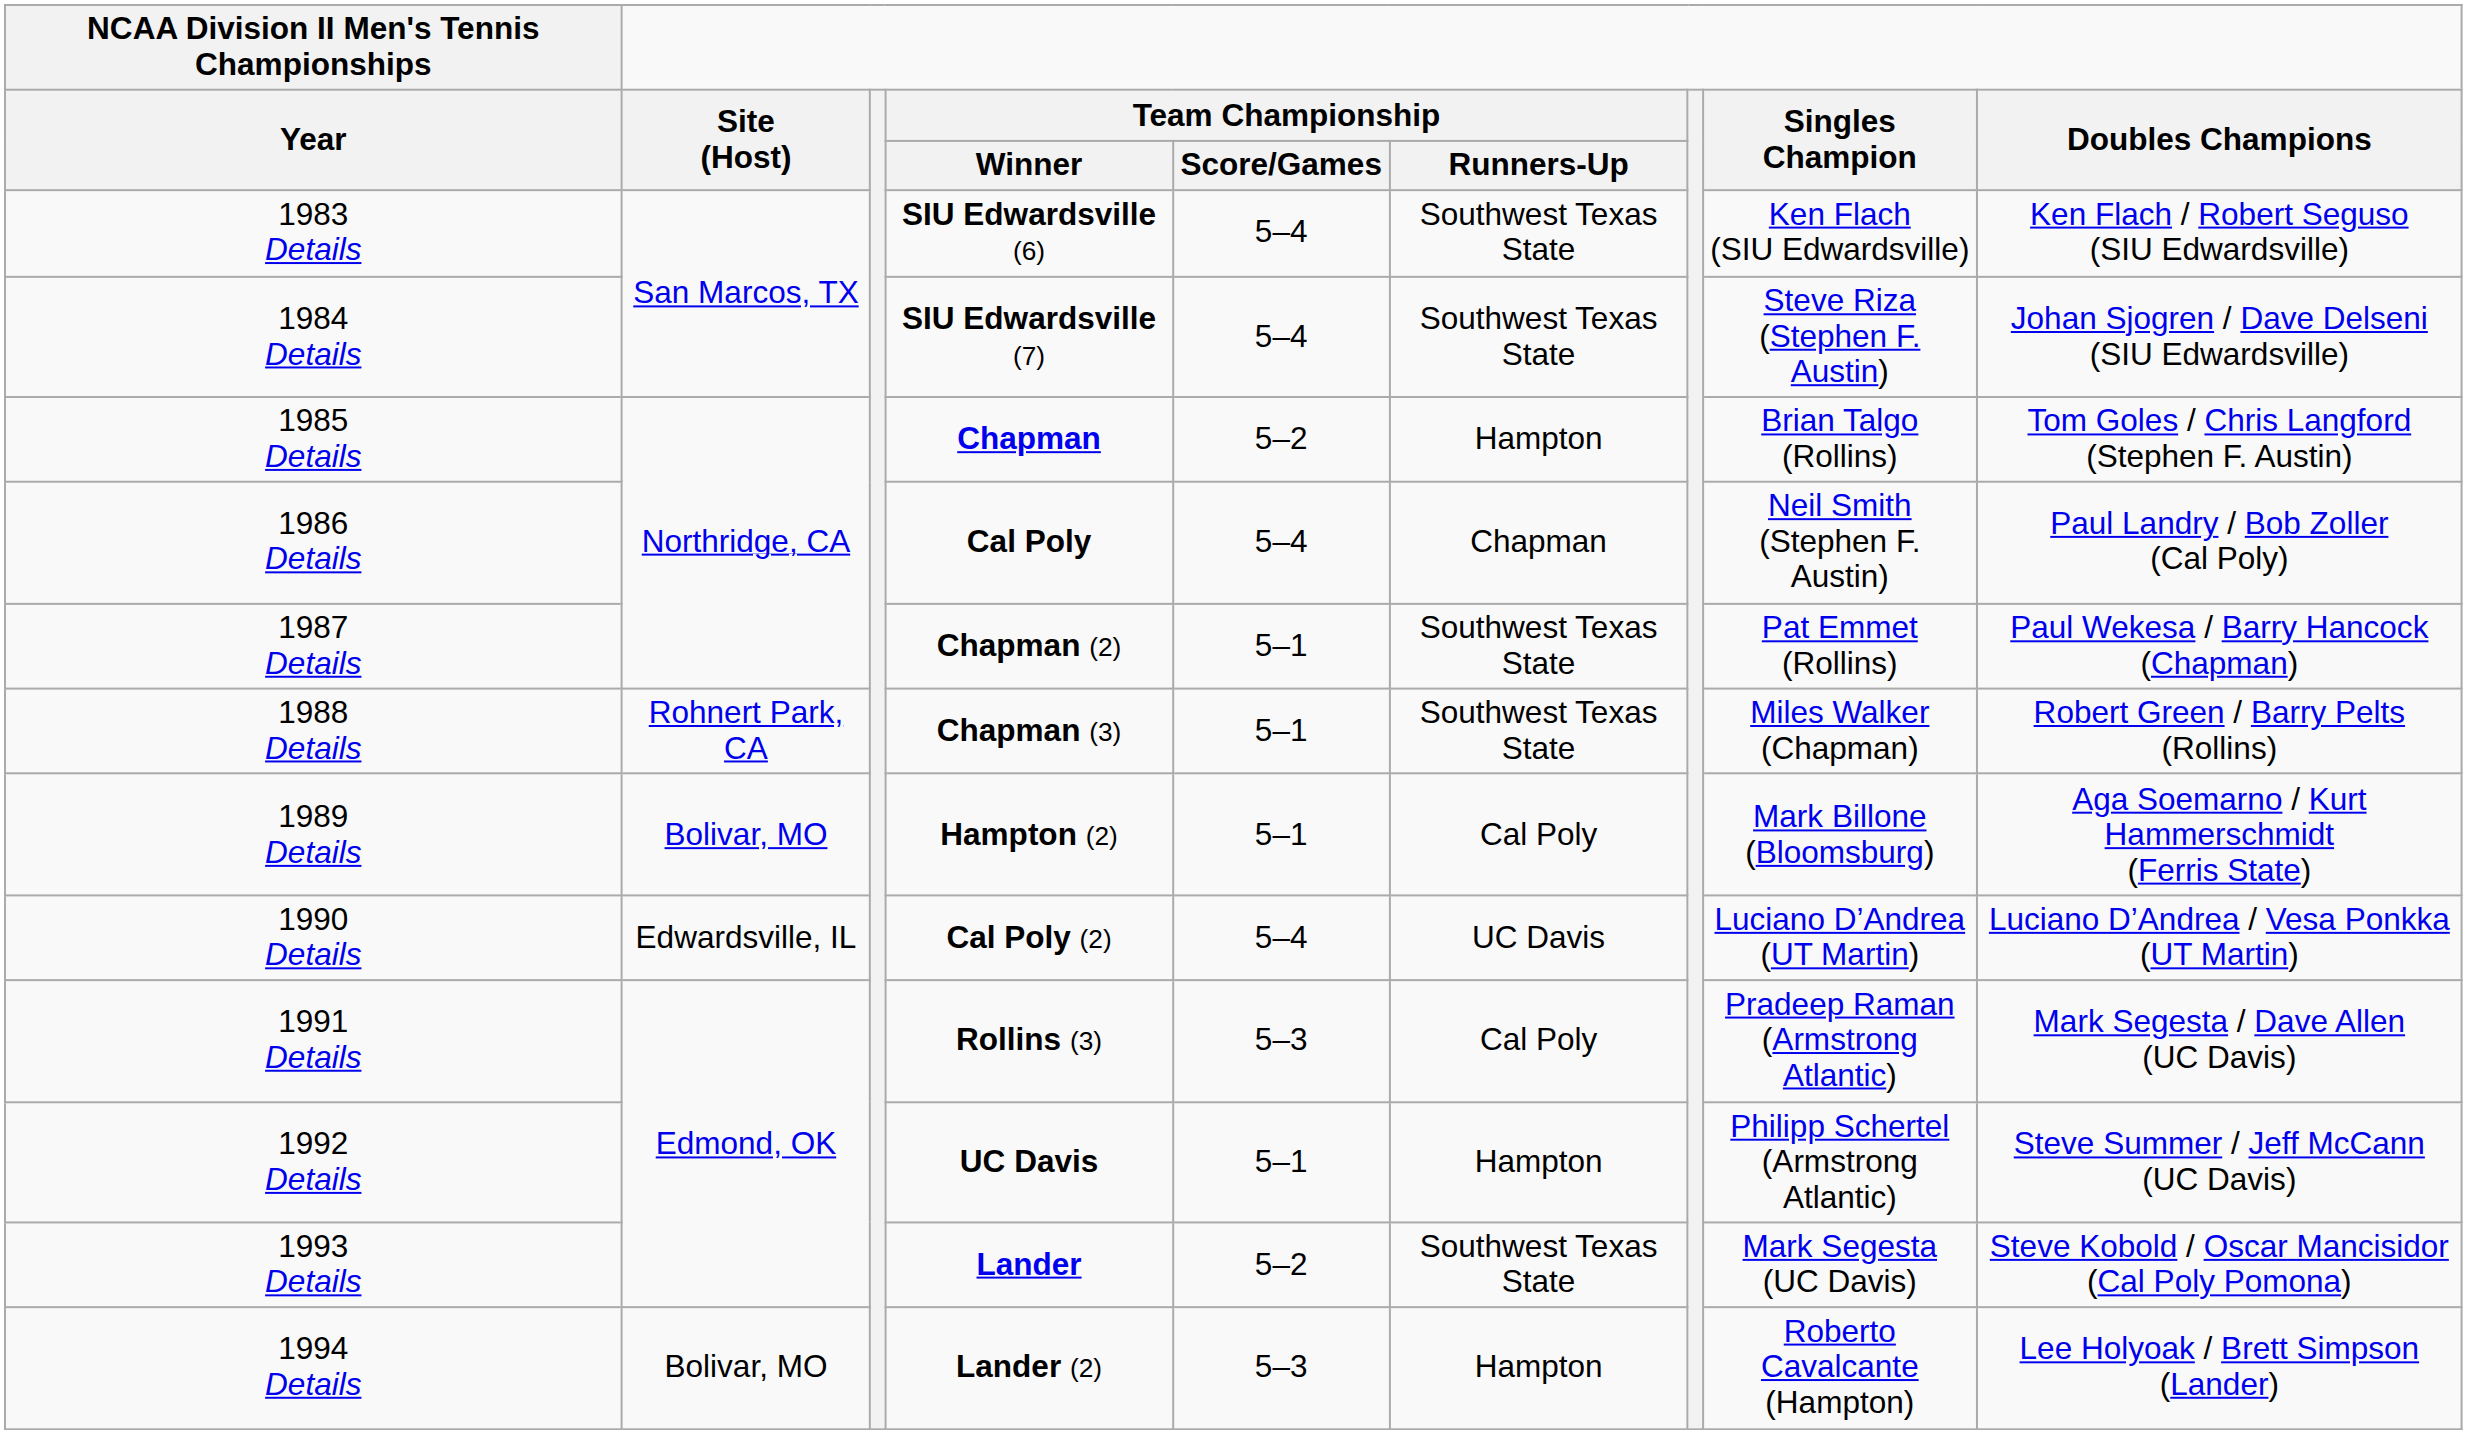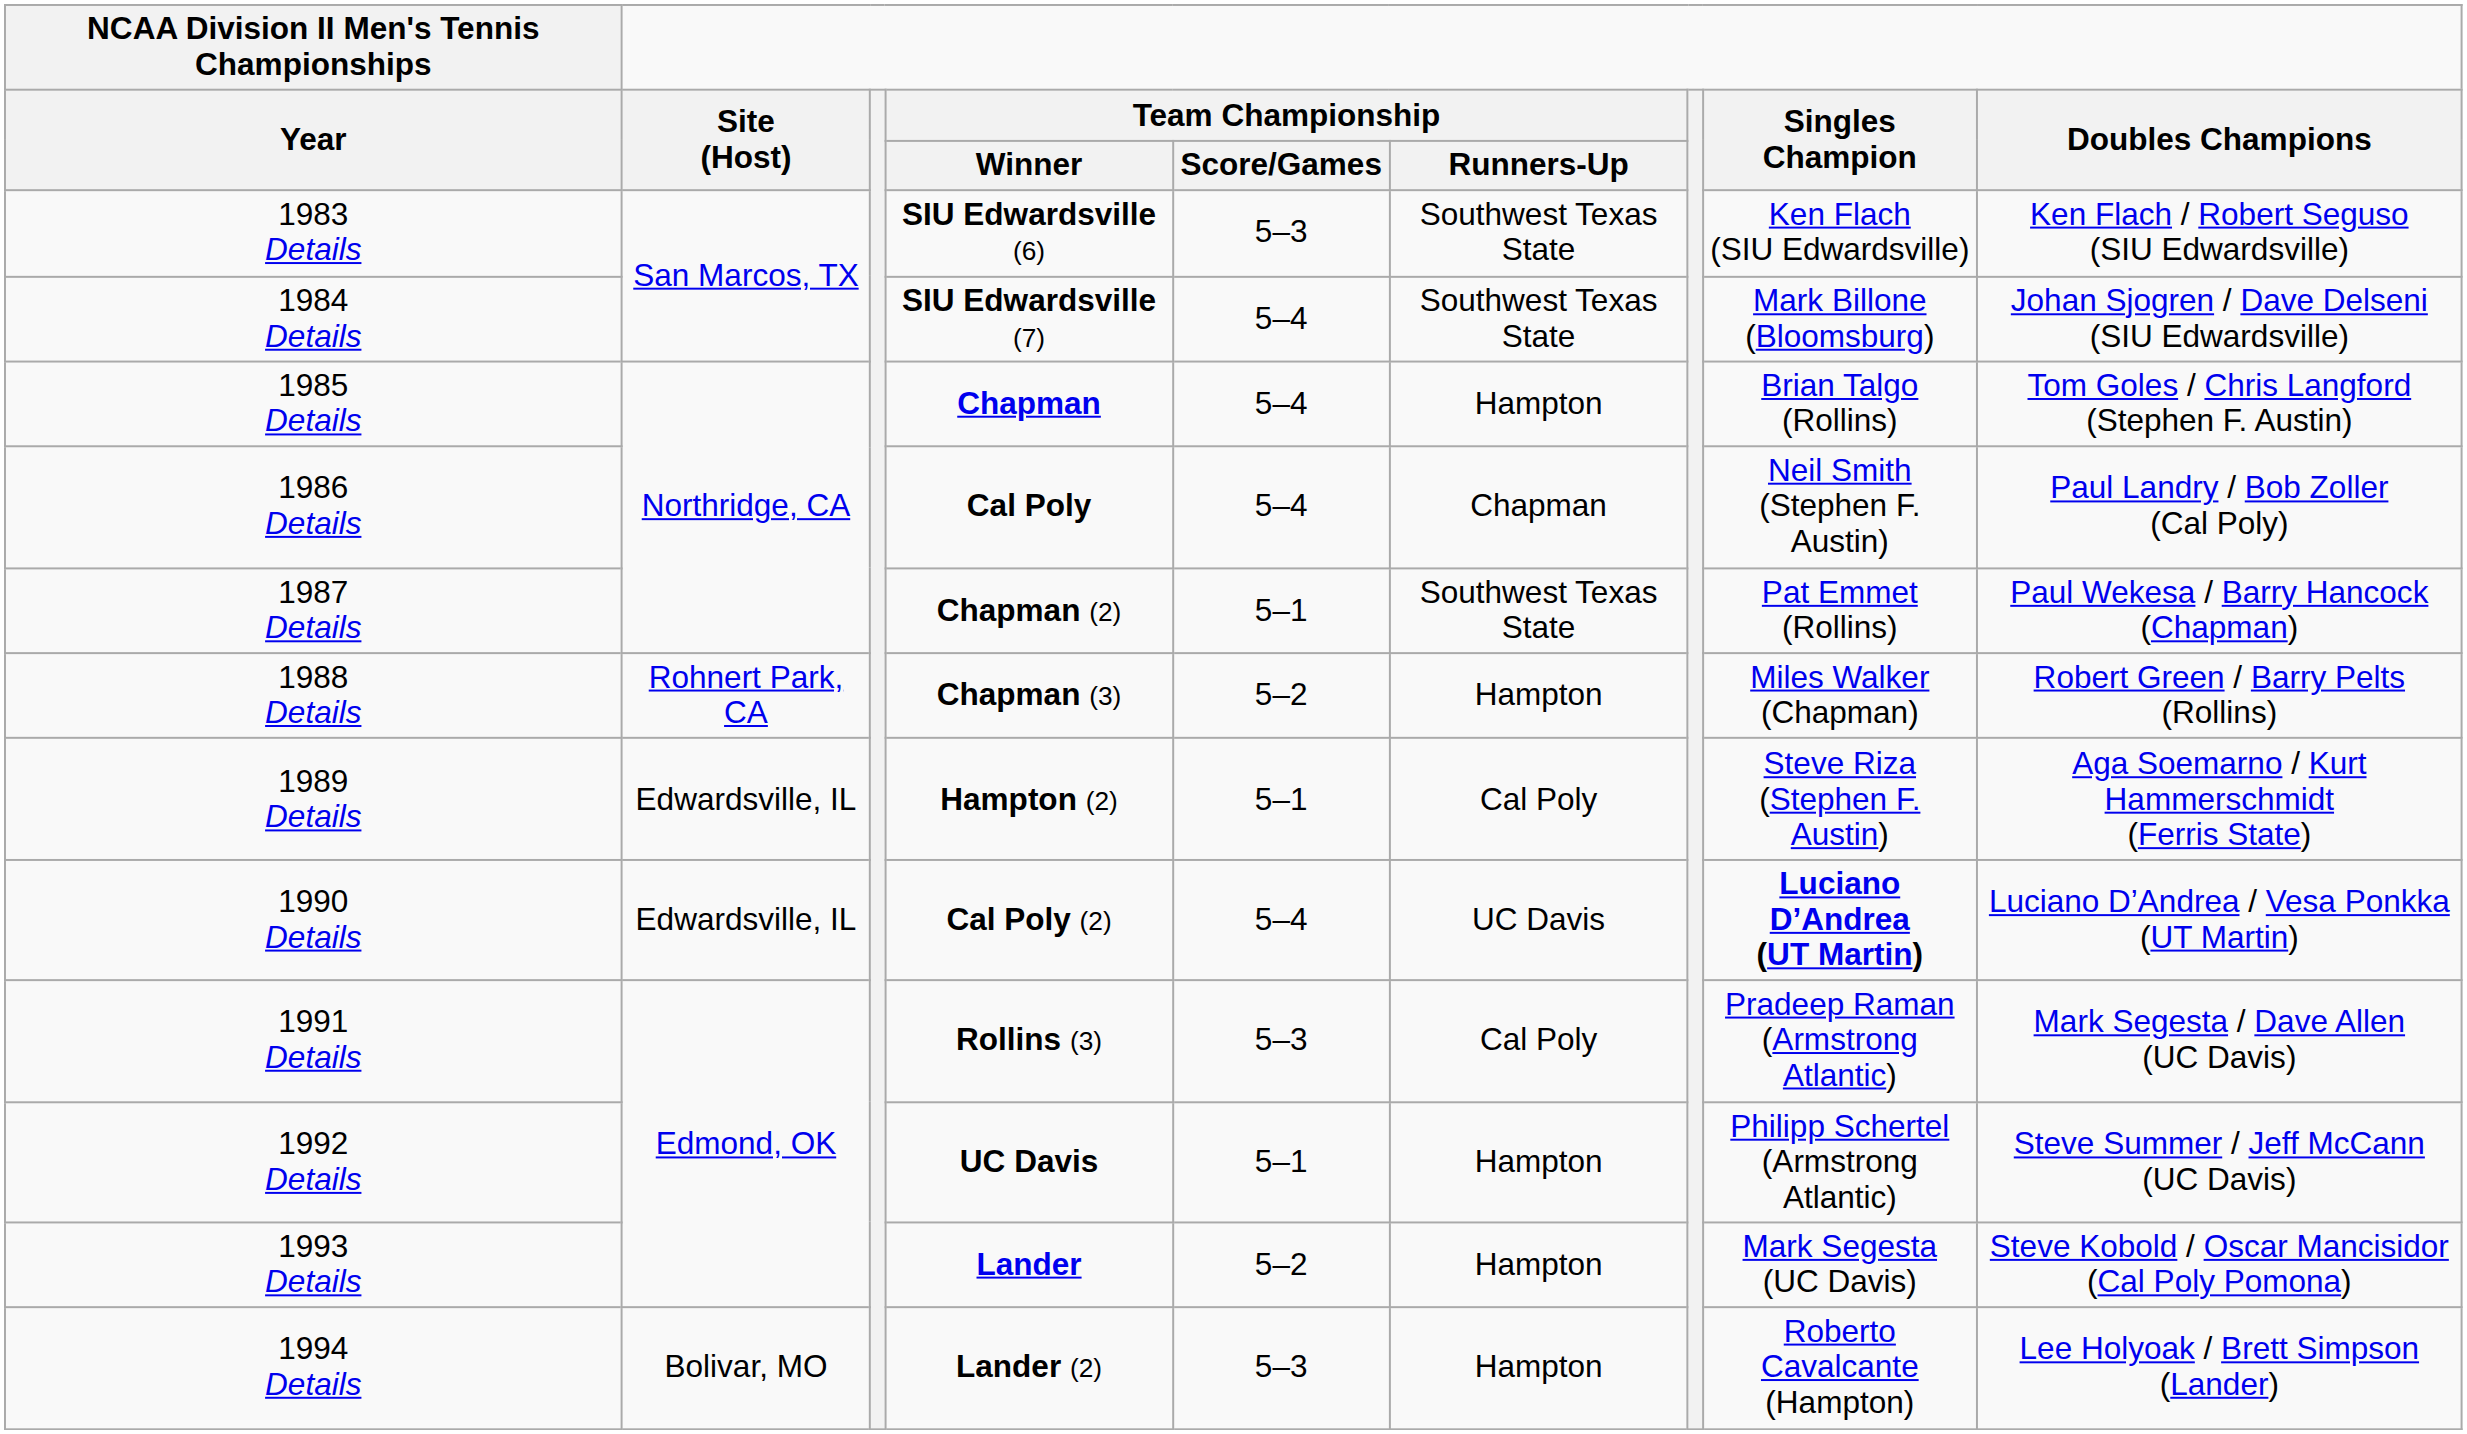(1281, 232) 5–4 -> (1281, 232) 5–3
(1840, 335) Steve Riza (Stephen F. Austin) -> (1840, 318) Mark Billone (Bloomsburg)
(1281, 439) 5–2 -> (1281, 403) 5–4
(1281, 730) 5–1 -> (1281, 695) 5–2
(1539, 730) Southwest Texas State -> (1539, 695) Hampton
(746, 833) Bolivar, MO -> (746, 798) Edwardsville, IL
(1840, 833) Mark Billone (Bloomsburg) -> (1840, 798) Steve Riza (Stephen F. Austin)
(1840, 937) normal -> (1840, 919) bold
(1539, 1264) Southwest Texas State -> (1539, 1264) Hampton
